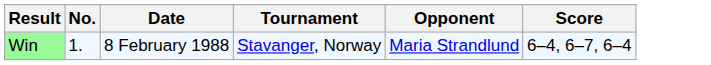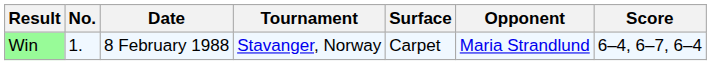+ column: (421, 17)
